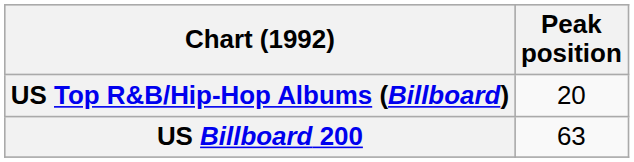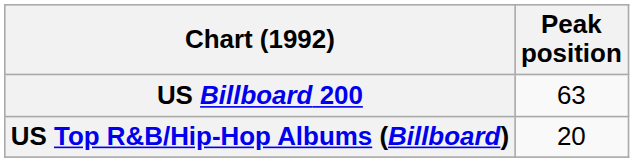rows swapped: (260, 136) <-> (260, 95)
